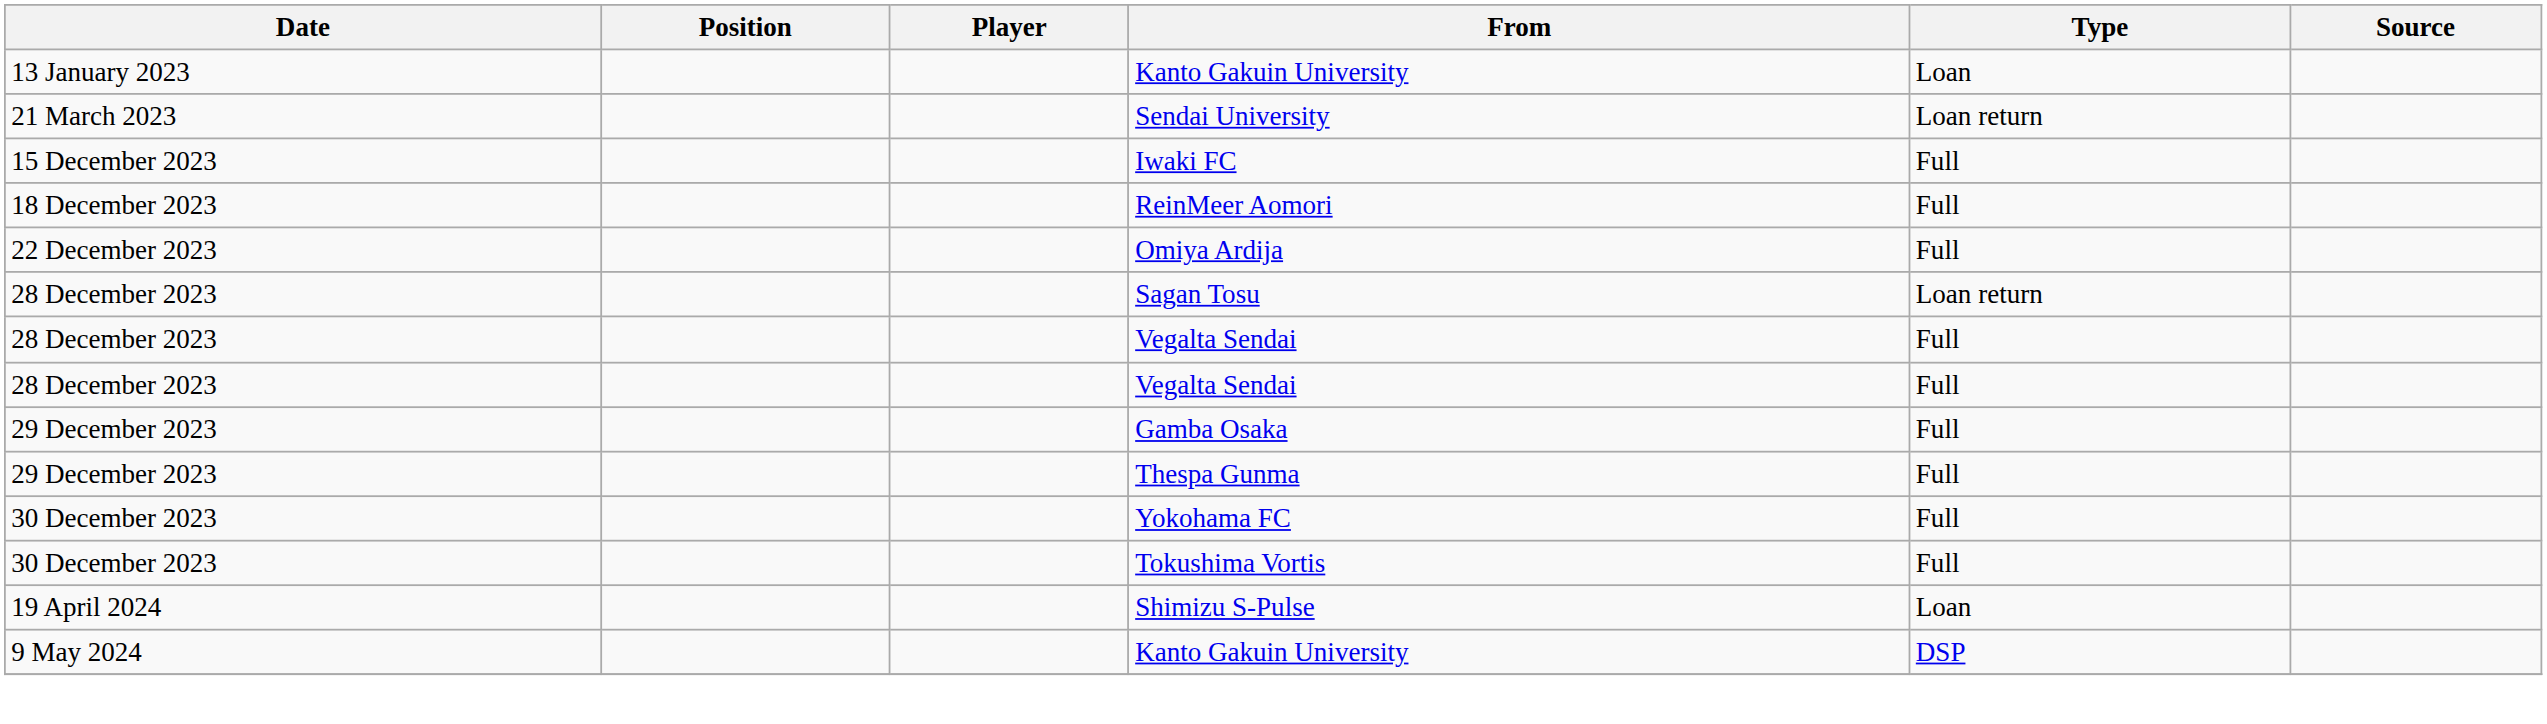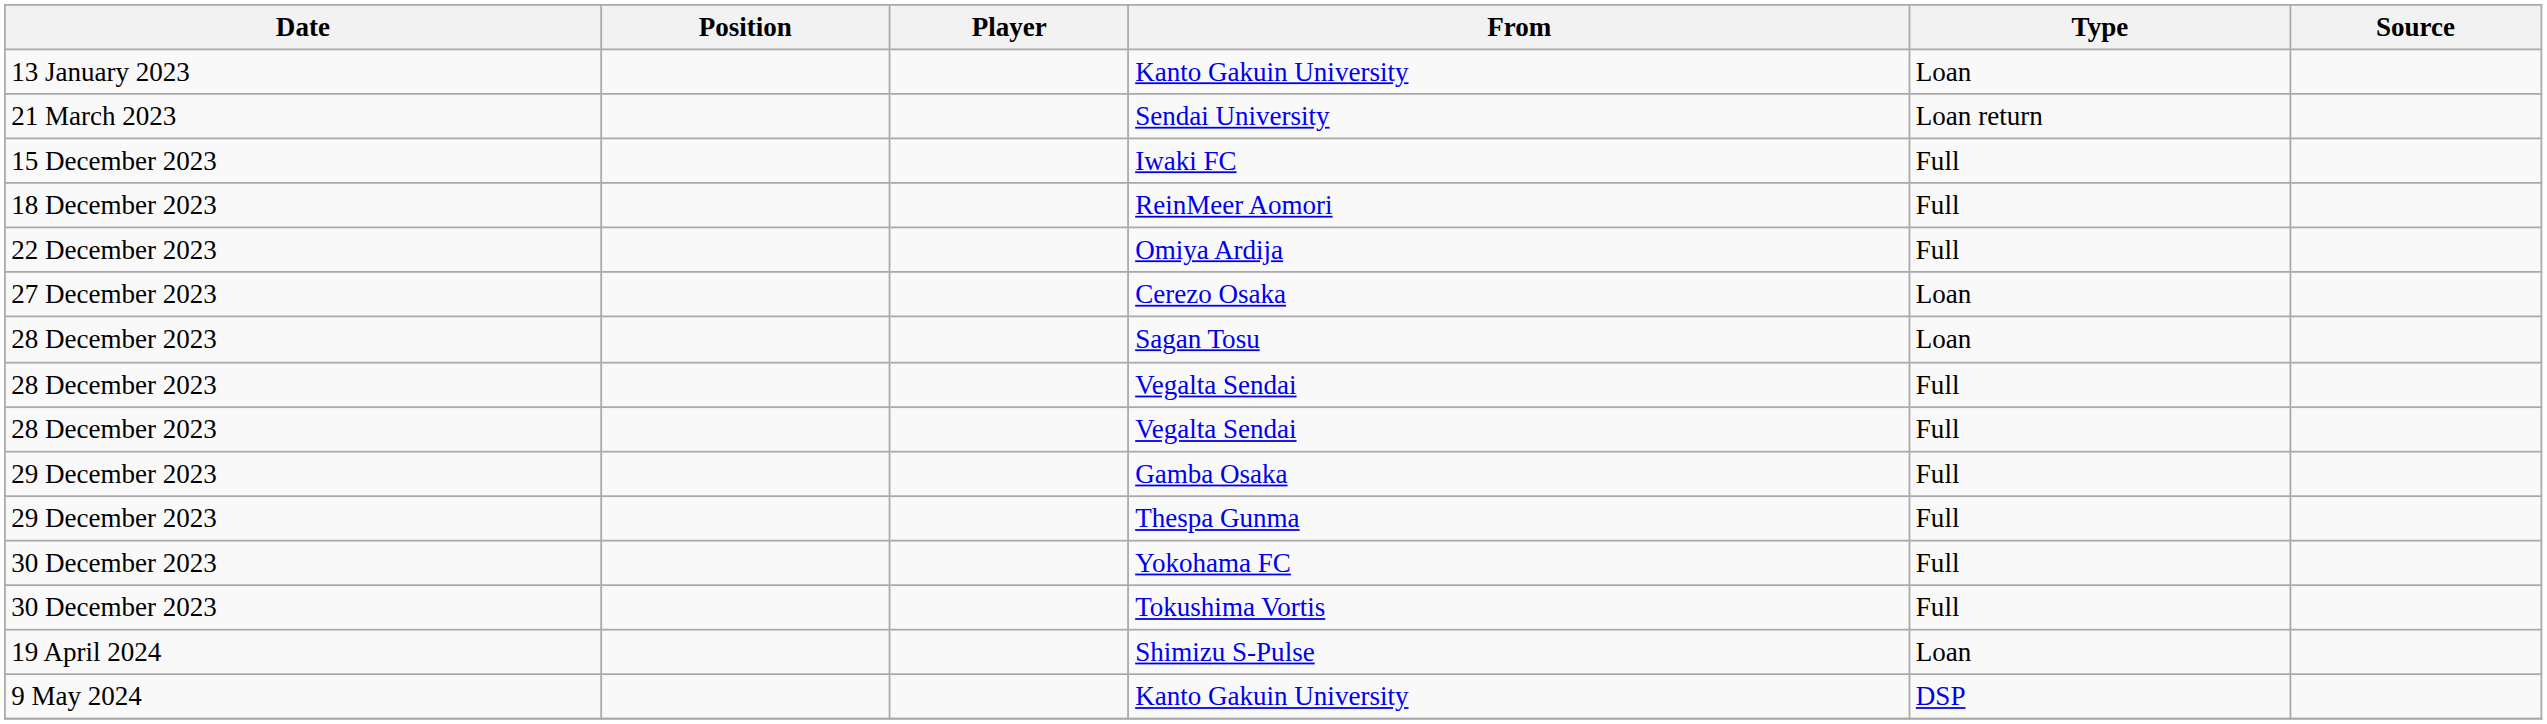+ row: (114, 294)
(1979, 294) Loan return -> (1944, 339) Loan
